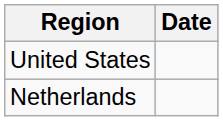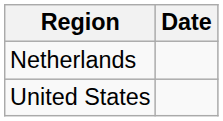rows swapped: (73, 97) <-> (80, 60)
